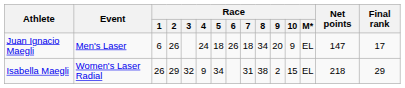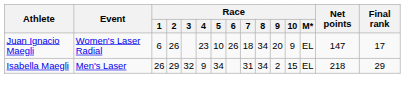(101, 46) Men's Laser -> (108, 46) Women's Laser Radial
(204, 46) 24 -> (204, 46) 23
(218, 46) 18 -> (218, 46) 10
(108, 71) Women's Laser Radial -> (101, 66) Men's Laser
(263, 71) 38 -> (263, 66) 34
